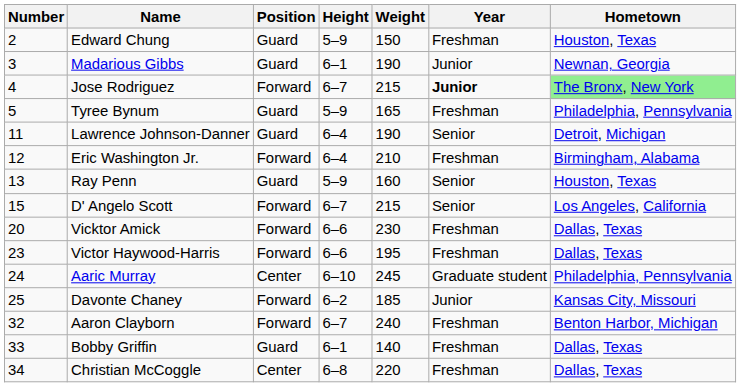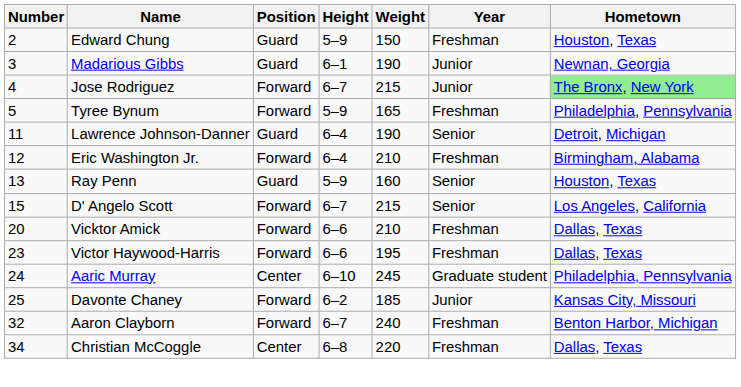(455, 87) bold -> (452, 87) normal
(277, 111) Guard -> (284, 111) Forward
(388, 229) 230 -> (388, 229) 210
- row: (114, 347)
